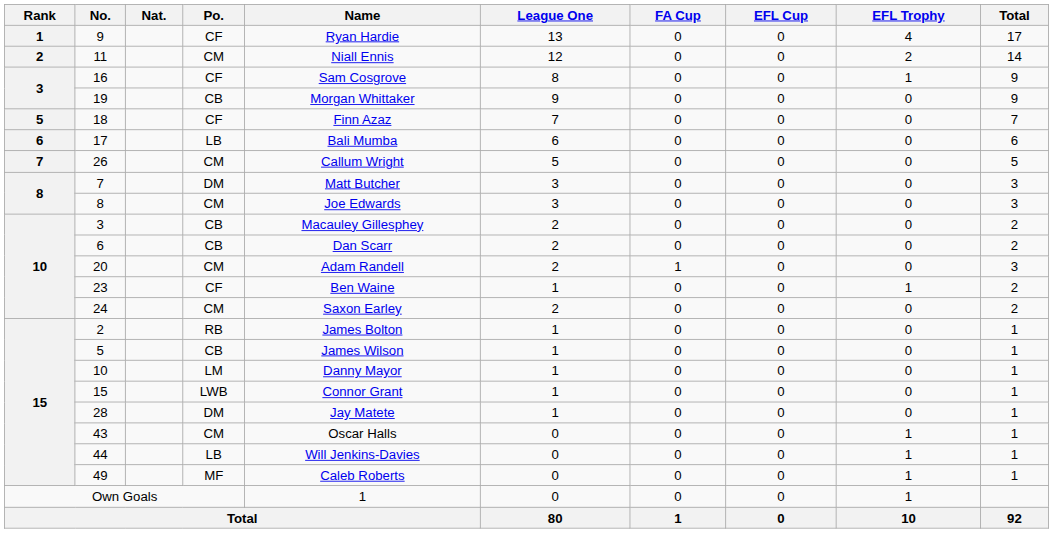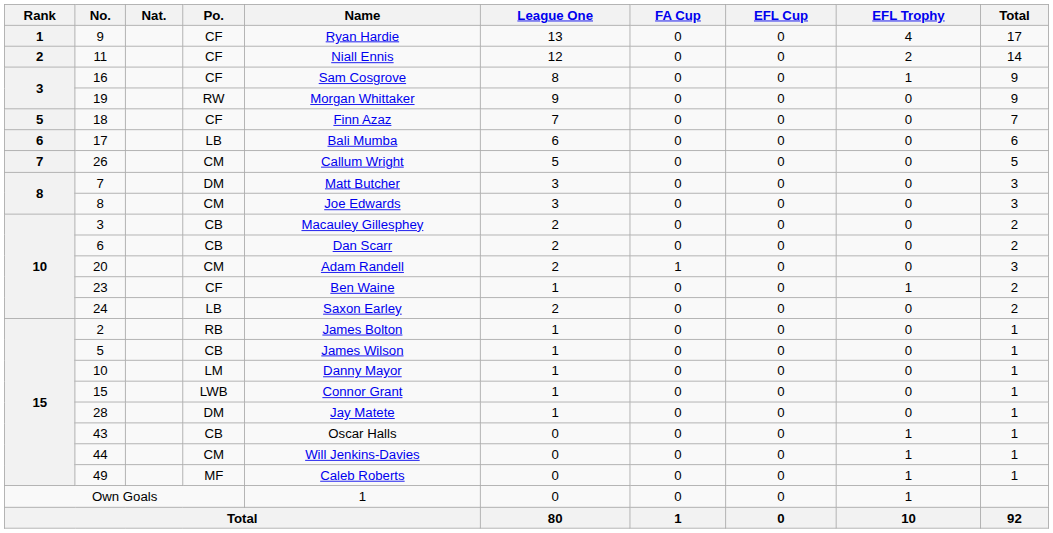(214, 57) CM -> (214, 57) CF
(214, 99) CB -> (214, 99) RW
(214, 308) CM -> (214, 308) LB
(214, 434) CM -> (214, 434) CB
(214, 455) LB -> (214, 455) CM
